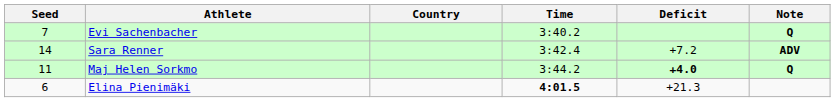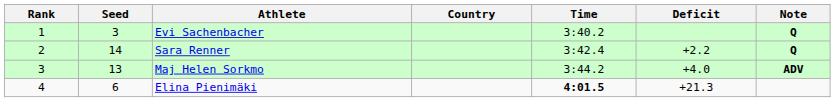+ column: (41, 14)
(45, 32) 7 -> (115, 32) 3
(683, 51) +7.2 -> (696, 51) +2.2
(790, 51) ADV -> (793, 51) Q
(45, 69) 11 -> (115, 69) 13
(683, 69) bold -> (696, 69) normal
(790, 69) Q -> (793, 69) ADV
